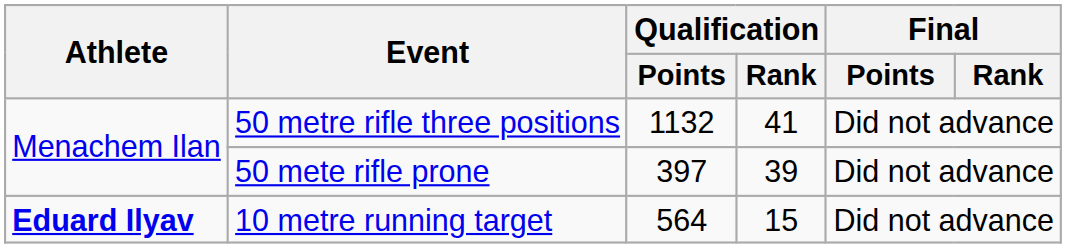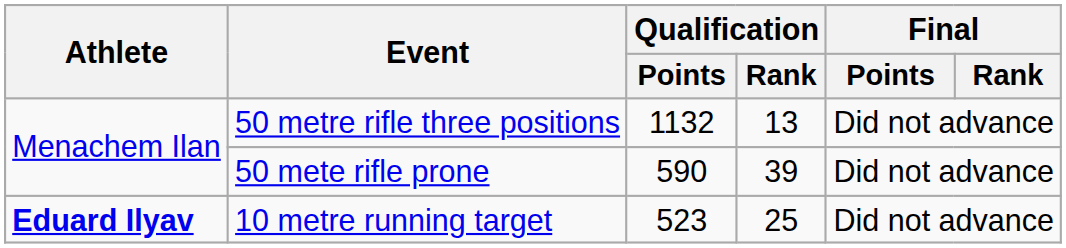(781, 123) 41 -> (781, 123) 13
(682, 172) 397 -> (682, 172) 590
(682, 220) 564 -> (682, 220) 523
(781, 220) 15 -> (781, 220) 25
